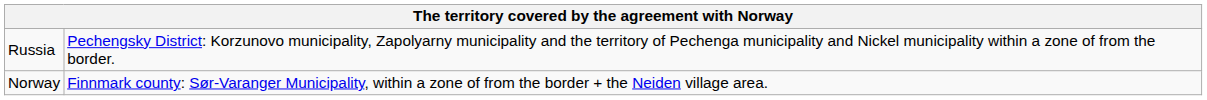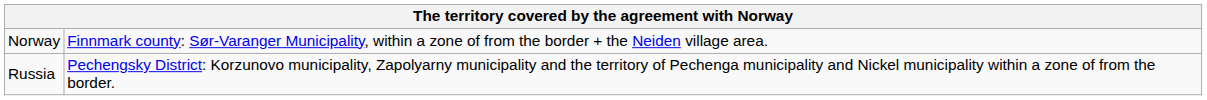rows swapped: (34, 82) <-> (31, 49)
